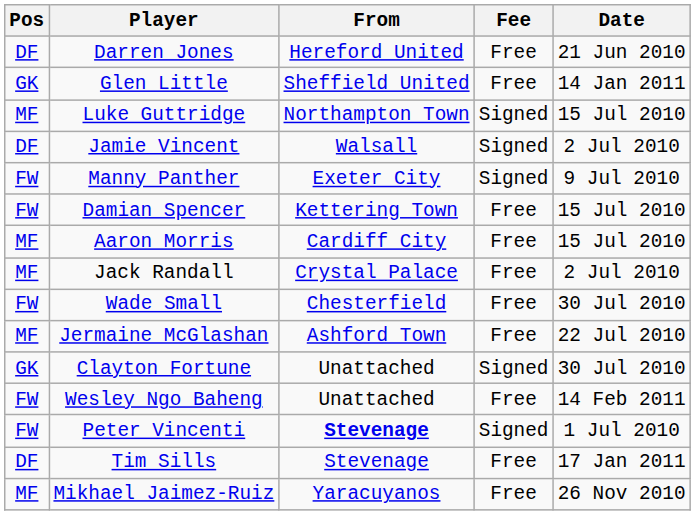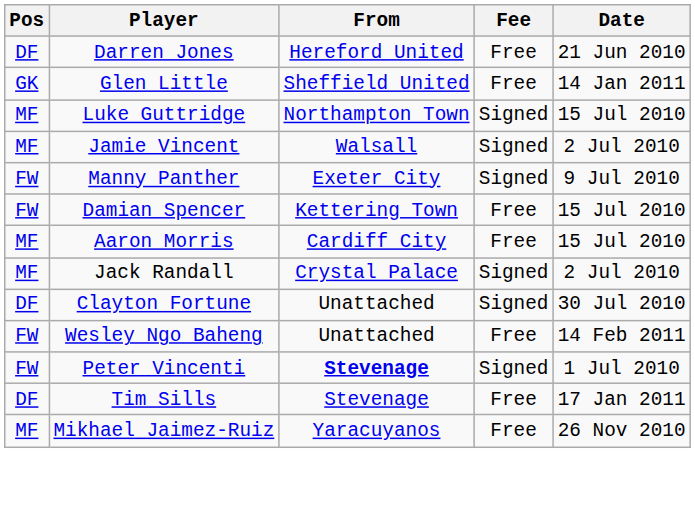(27, 147) DF -> (27, 147) MF
(514, 273) Free -> (514, 273) Signed
- row: (164, 305)
- row: (164, 336)
(27, 368) GK -> (27, 305) DF
